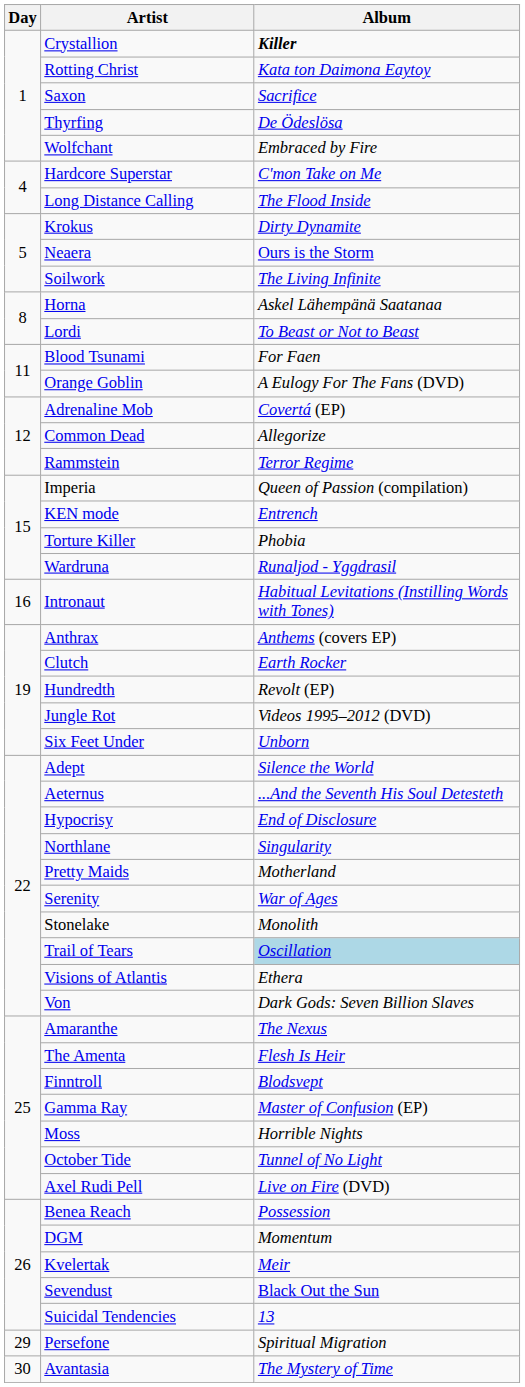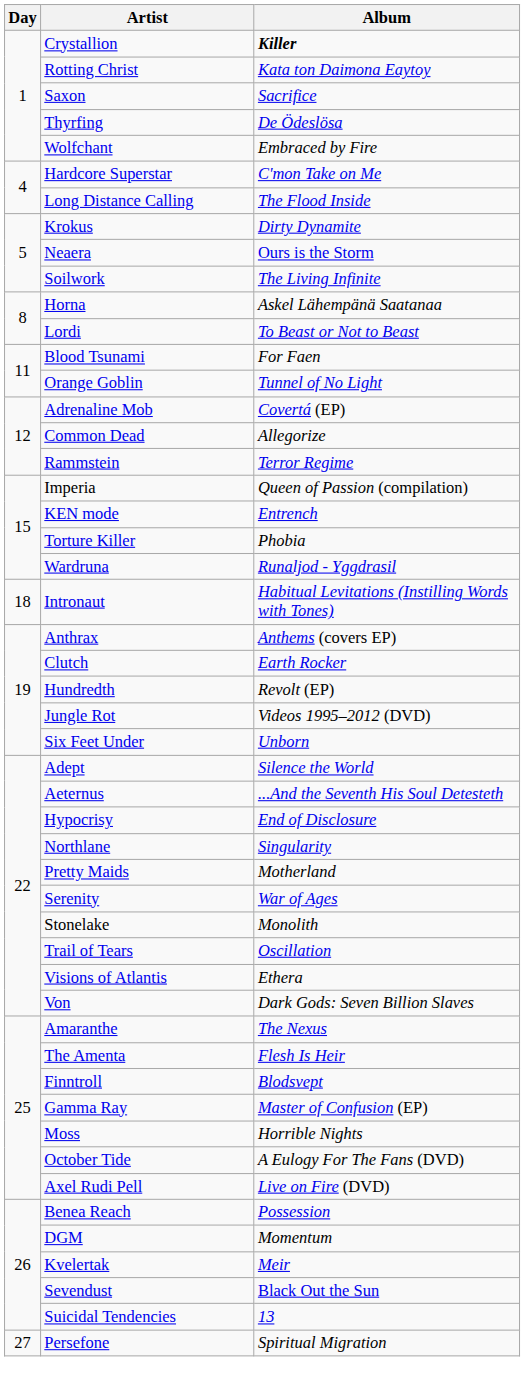(361, 383) A Eulogy For The Fans (DVD) -> (320, 383) Tunnel of No Light
(23, 601) 16 -> (23, 601) 18
(295, 950) lightblue background -> (295, 950) no background
(320, 1159) Tunnel of No Light -> (361, 1159) A Eulogy For The Fans (DVD)
(23, 1342) 29 -> (23, 1342) 27
- row: (77, 1369)
